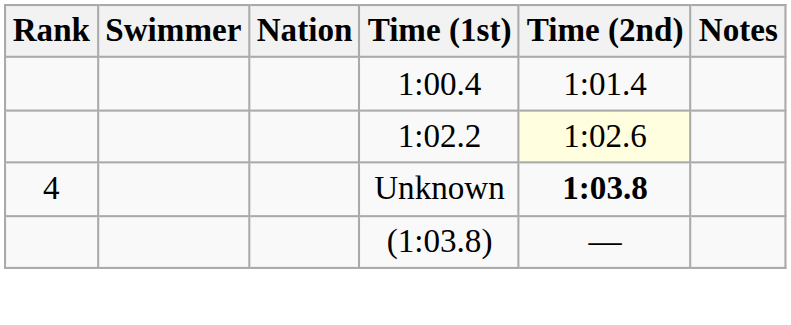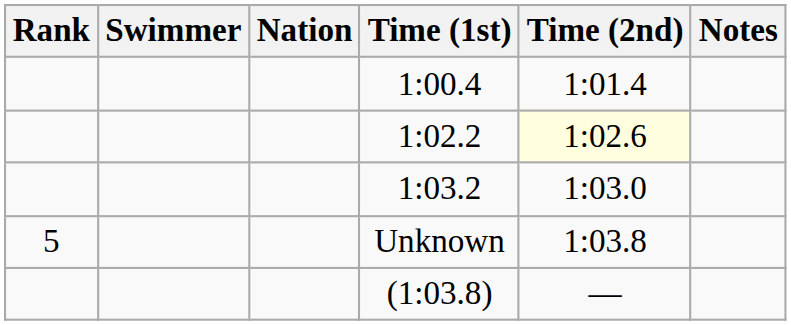+ row: (440, 188)
(51, 188) 4 -> (51, 240) 5
(605, 188) bold -> (605, 240) normal
